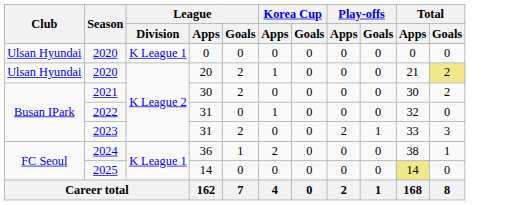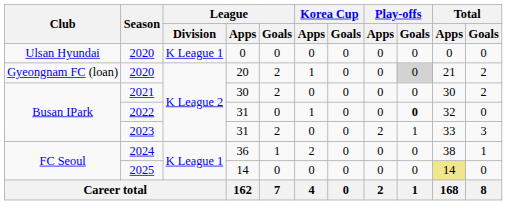(44, 72) Ulsan Hyundai -> (63, 72) Gyeongnam FC (loan)
(378, 72) no background -> (415, 72) lightgrey background
(447, 72) khaki background -> (484, 72) no background
(378, 111) normal -> (415, 111) bold
